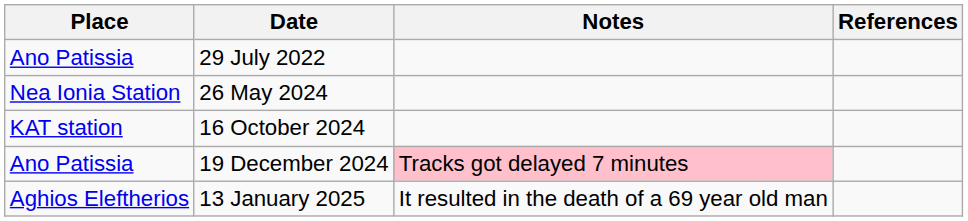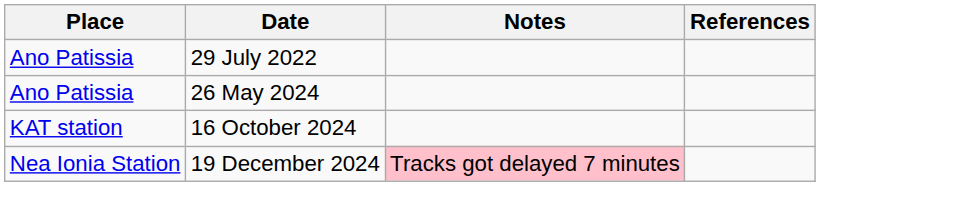(95, 92) Nea Ionia Station -> (72, 92) Ano Patissia
(72, 163) Ano Patissia -> (95, 163) Nea Ionia Station
- row: (282, 198)
